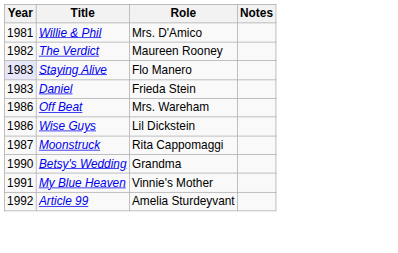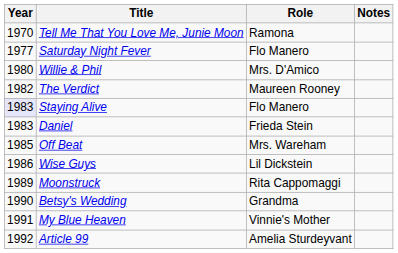+ row: (141, 32)
+ row: (95, 51)
(20, 32) 1981 -> (20, 70) 1980
(20, 107) 1986 -> (20, 145) 1985
(20, 145) 1987 -> (20, 182) 1989
